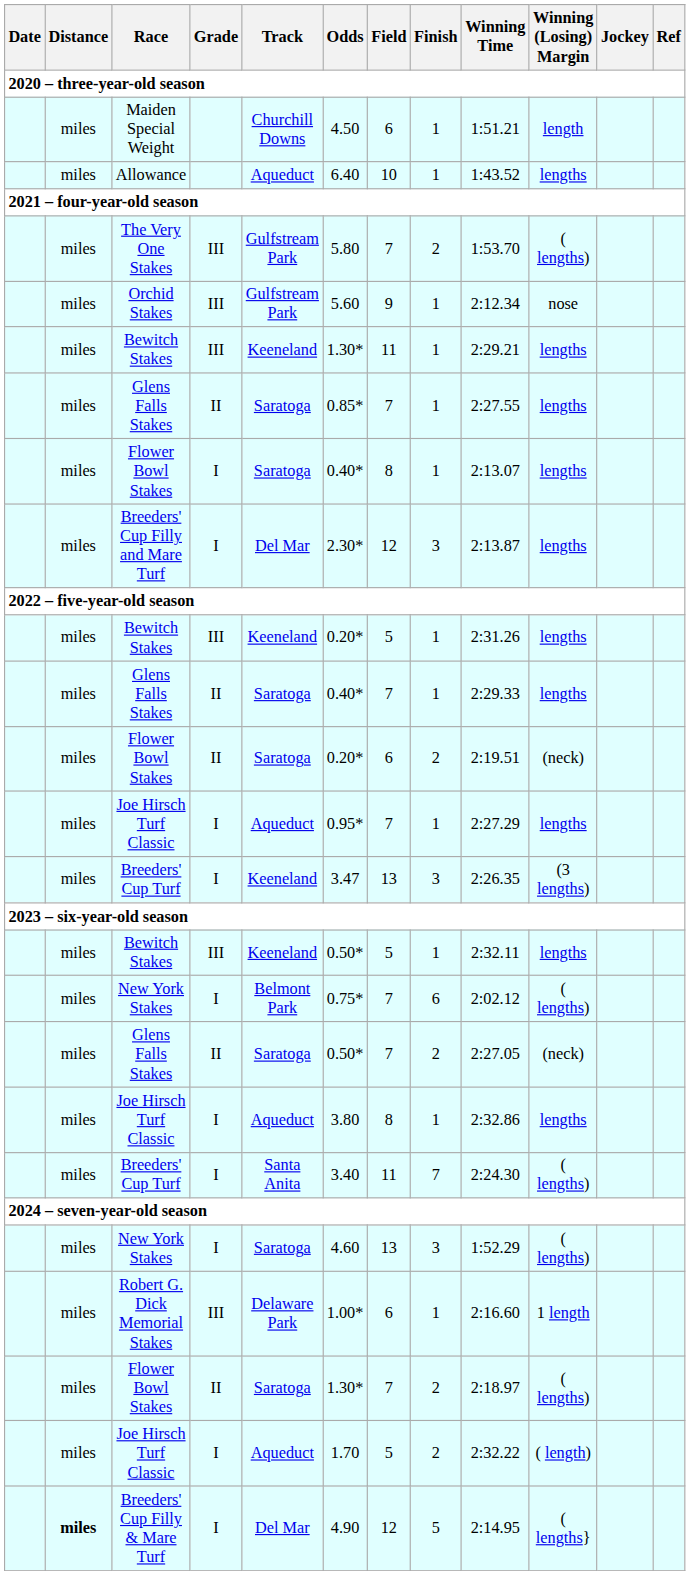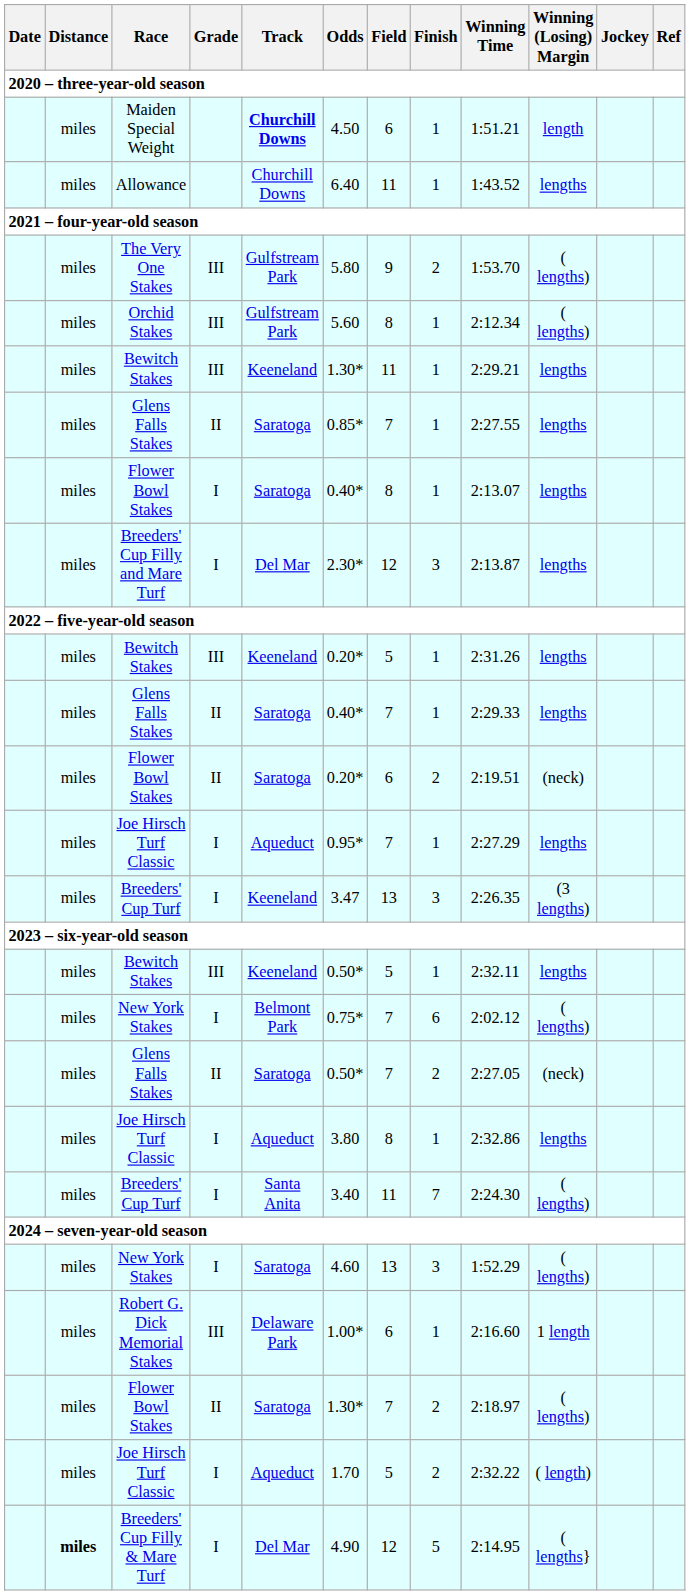(282, 129) normal -> (282, 129) bold
(282, 175) Aqueduct -> (282, 185) Churchill Downs
(389, 175) 10 -> (389, 185) 11
(389, 248) 7 -> (389, 267) 9
(389, 304) 9 -> (389, 323) 8
(563, 304) nose -> (563, 323) ( lengths)
